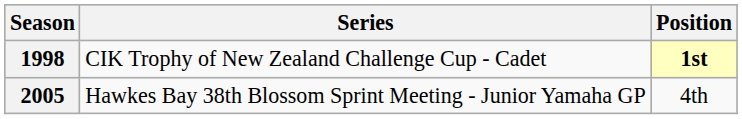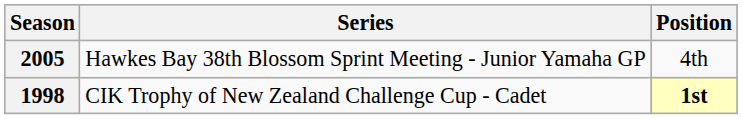rows swapped: (42, 58) <-> (42, 94)
